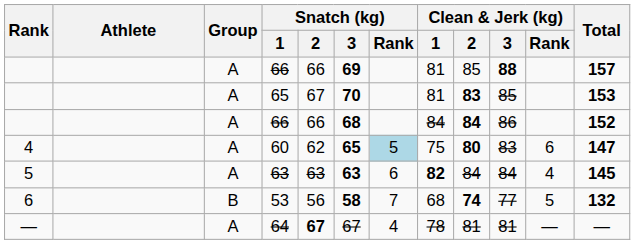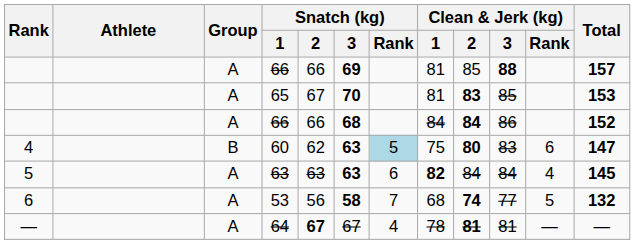(233, 148) A -> (233, 148) B
(352, 148) 65 -> (352, 148) 63
(233, 200) B -> (233, 200) A
(472, 226) normal -> (472, 226) bold
